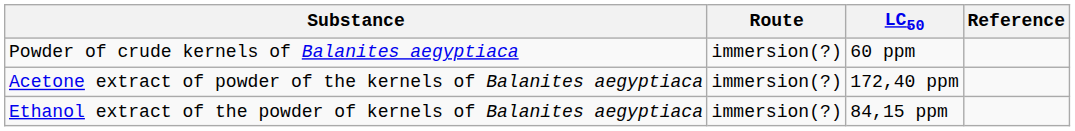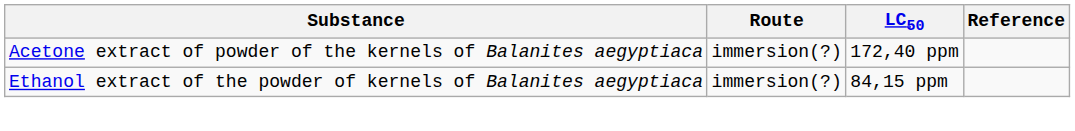- row: (264, 52)
